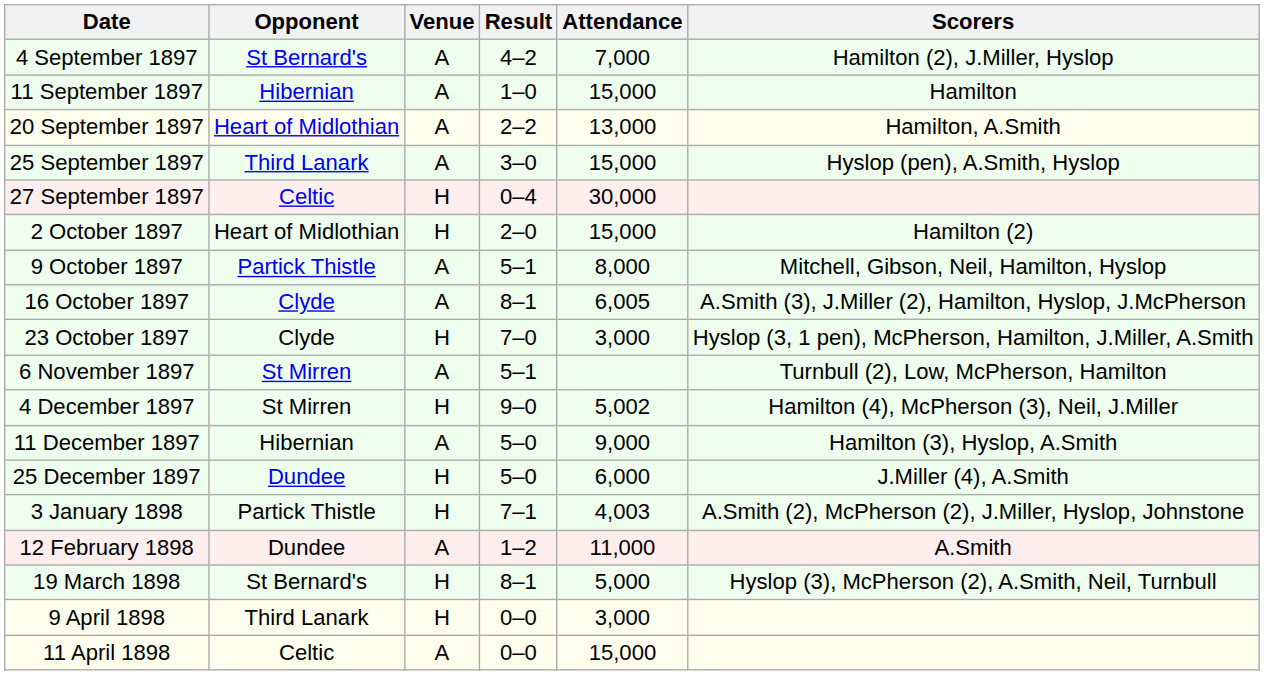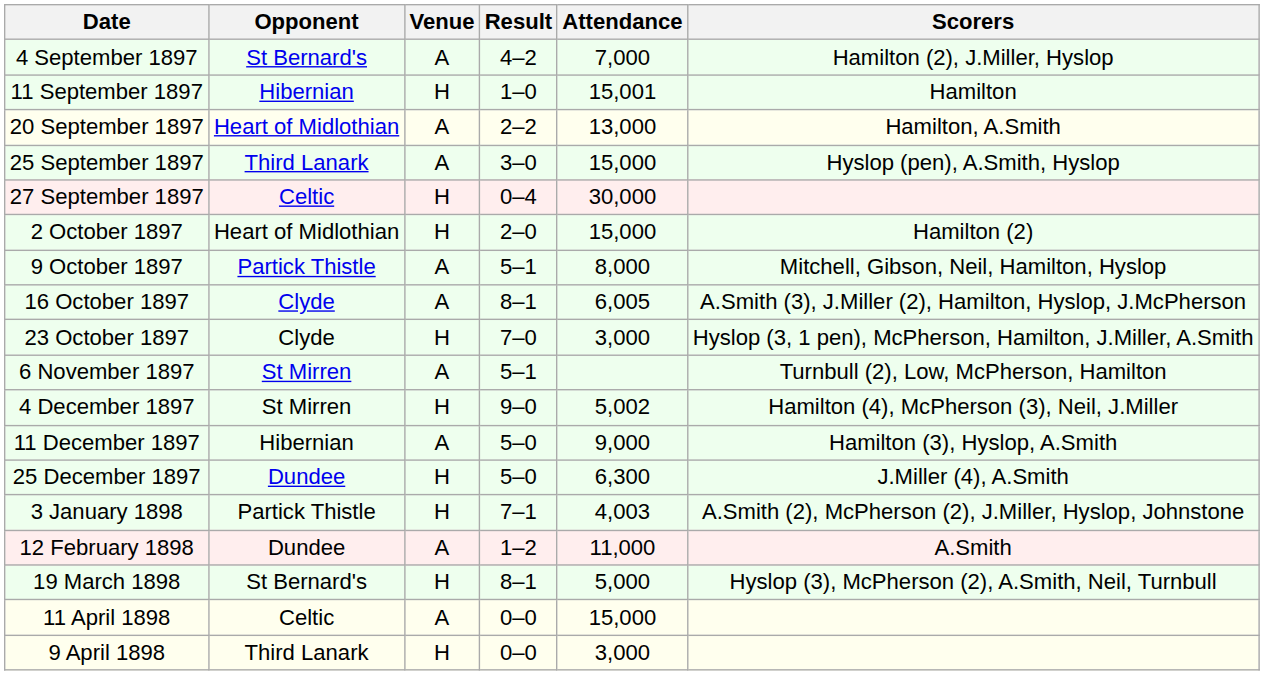(442, 92) A -> (442, 92) H
(622, 92) 15,000 -> (622, 92) 15,001
(622, 477) 6,000 -> (622, 477) 6,300
rows swapped: (107, 617) <-> (107, 652)
